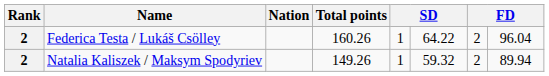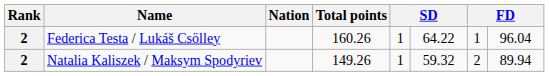(477, 37) 2 -> (477, 37) 1
